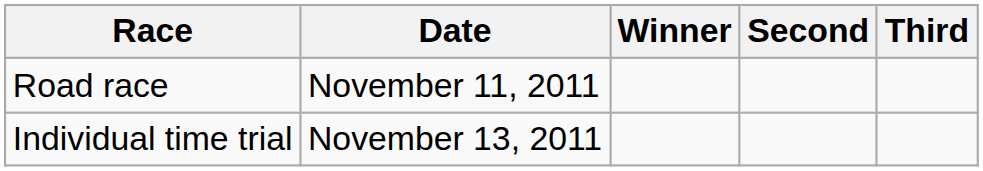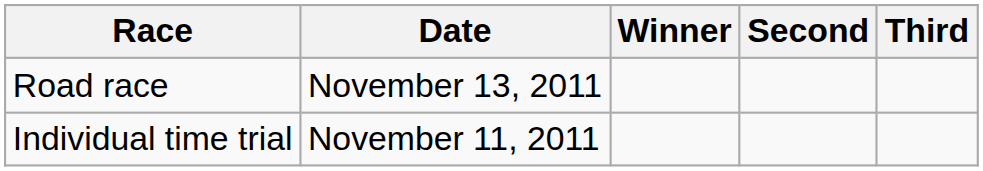(454, 84) November 11, 2011 -> (455, 84) November 13, 2011
(455, 138) November 13, 2011 -> (454, 138) November 11, 2011
